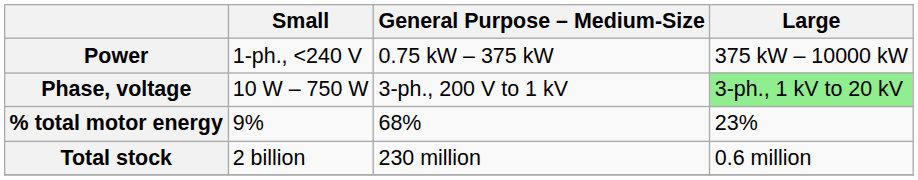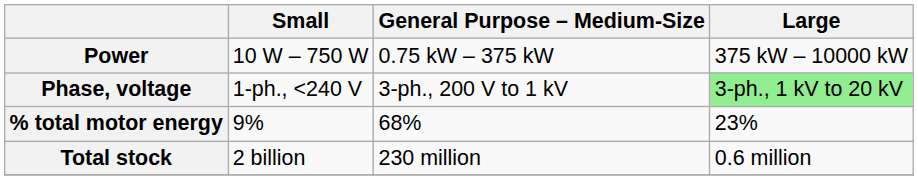(297, 55) 1-ph., <240 V -> (301, 55) 10 W – 750 W
(301, 89) 10 W – 750 W -> (297, 89) 1-ph., <240 V
